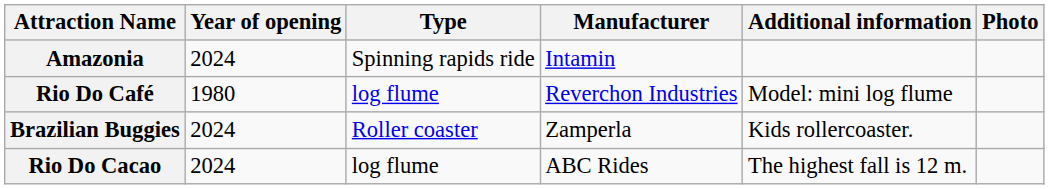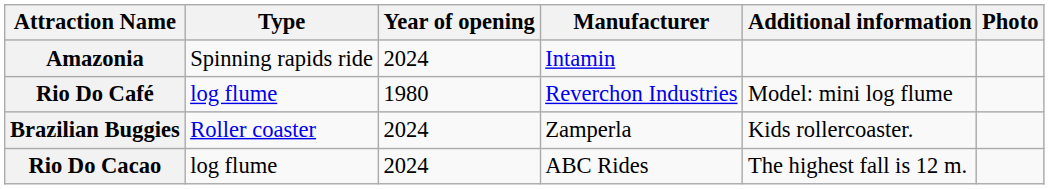columns swapped: (443, 22) <-> (266, 22)
